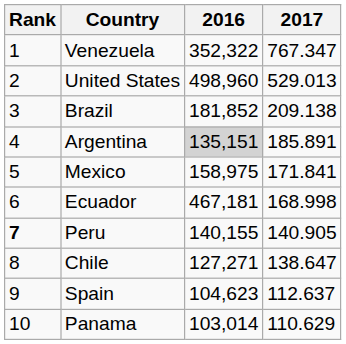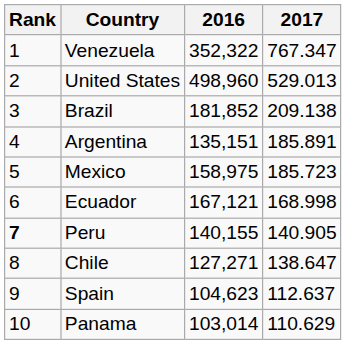(224, 141) lightgrey background -> (224, 141) no background
(302, 171) 171.841 -> (302, 171) 185.723
(224, 202) 467,181 -> (224, 202) 167,121
